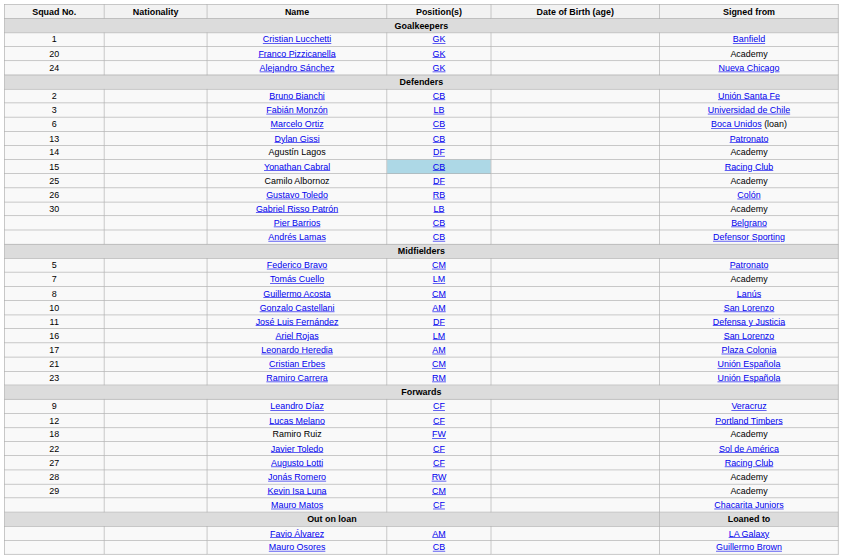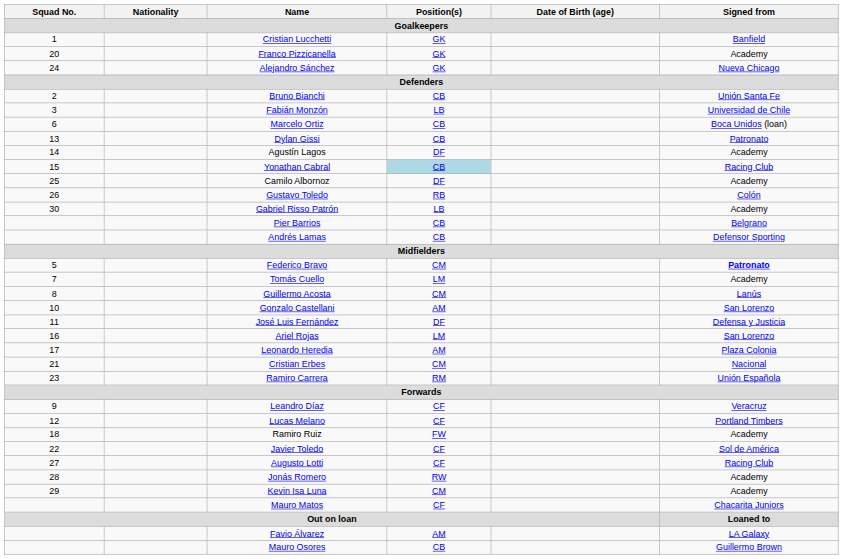(749, 266) normal -> (749, 266) bold
(749, 364) Unión Española -> (749, 364) Nacional
